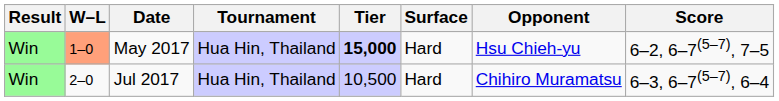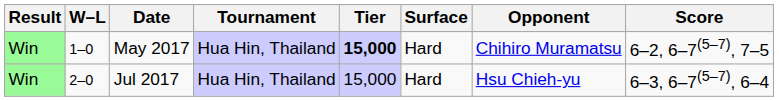(81, 49) lightsalmon background -> (81, 49) no background
(528, 47) Hsu Chieh-yu -> (549, 47) Chihiro Muramatsu
(370, 80) 10,500 -> (370, 80) 15,000
(549, 80) Chihiro Muramatsu -> (528, 80) Hsu Chieh-yu
